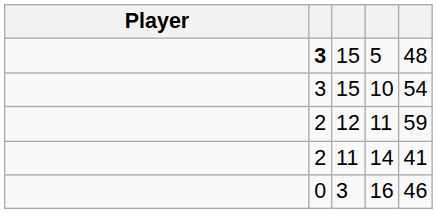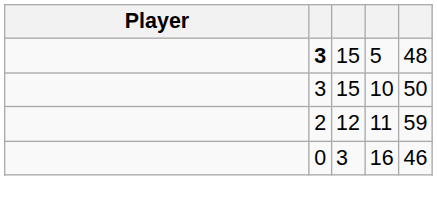(415, 89) 54 -> (415, 89) 50
- row: (382, 157)
